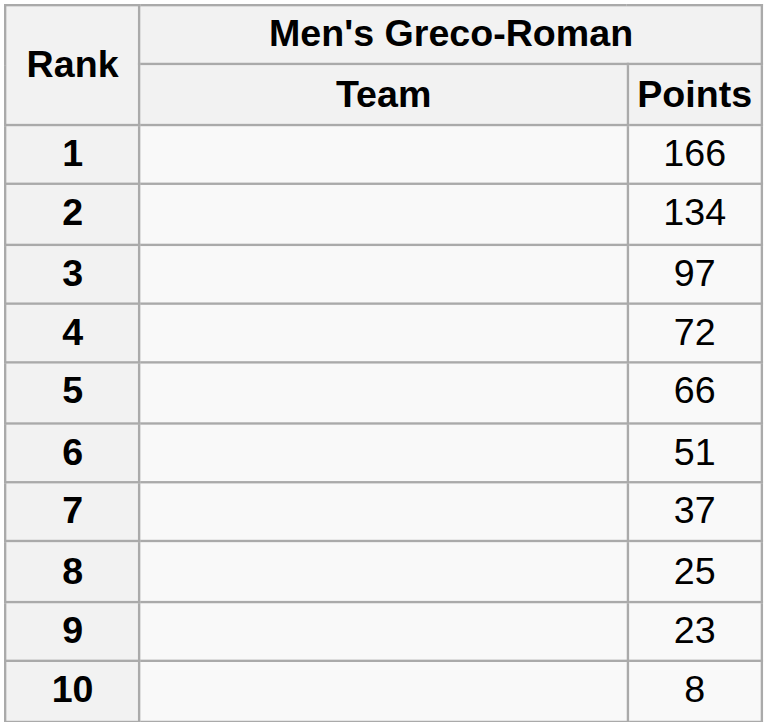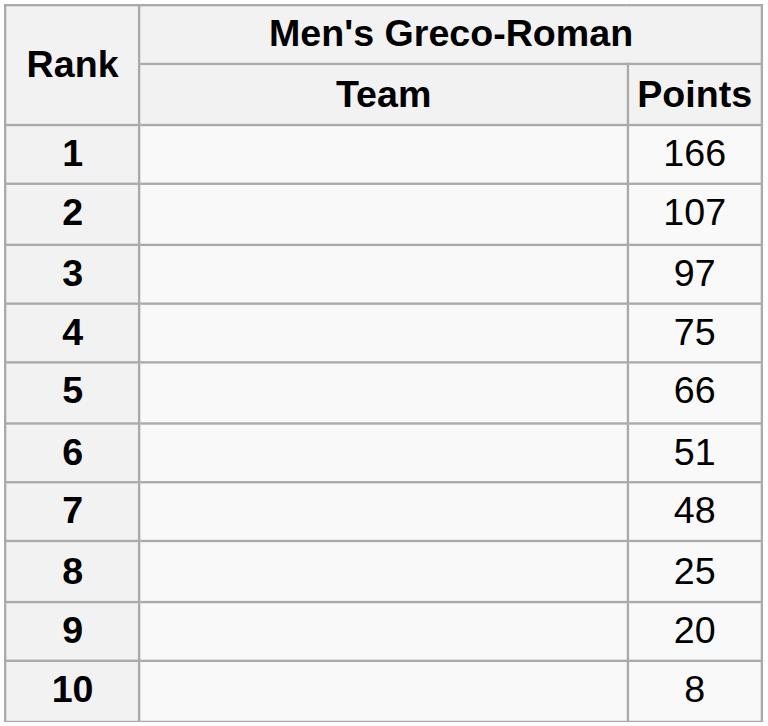(695, 213) 134 -> (695, 213) 107
(695, 332) 72 -> (695, 332) 75
(695, 511) 37 -> (695, 511) 48
(695, 630) 23 -> (695, 630) 20
